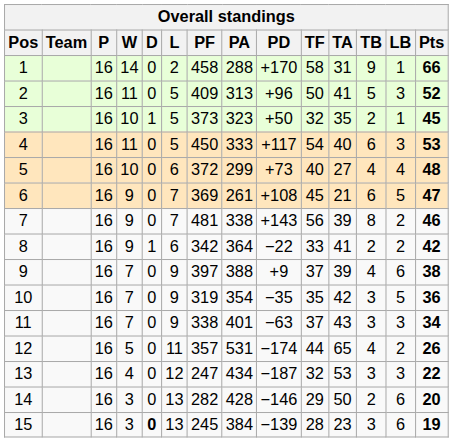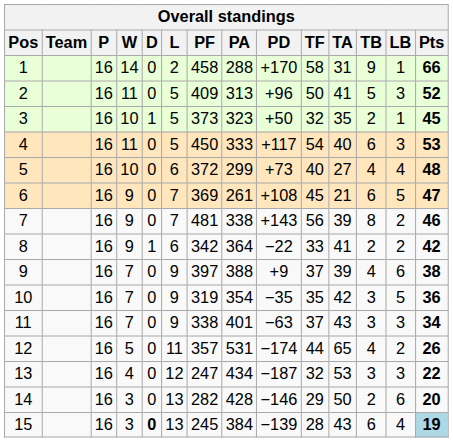(343, 424) 23 -> (343, 424) 43
(371, 424) 3 -> (371, 424) 6
(400, 424) 6 -> (400, 424) 4
(432, 424) no background -> (432, 424) lightblue background
